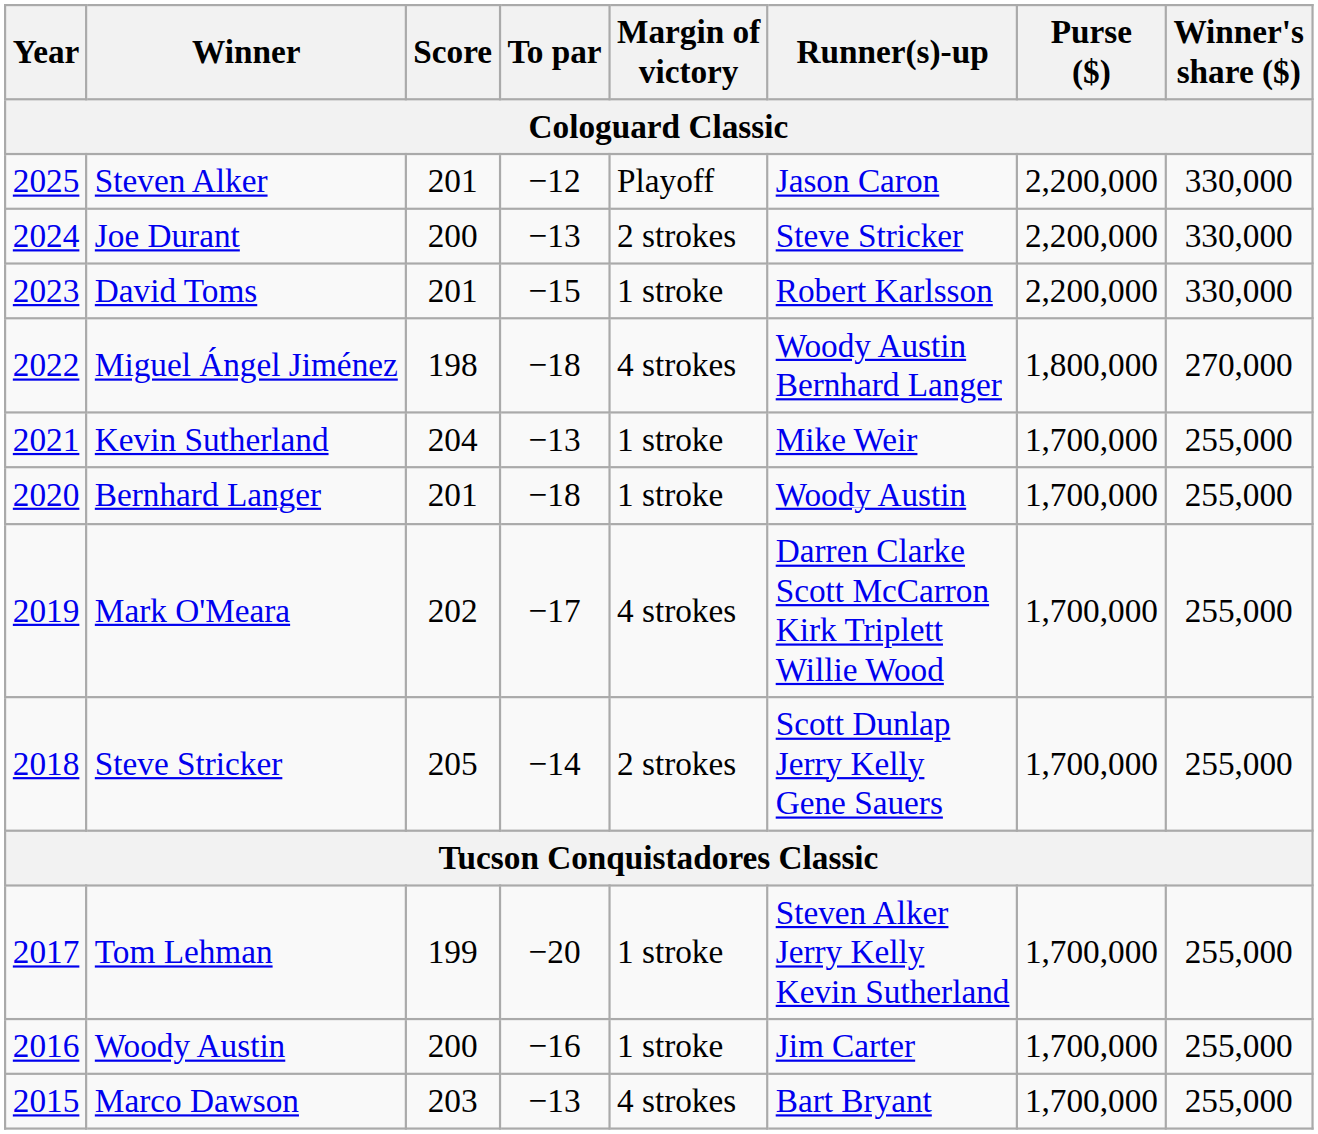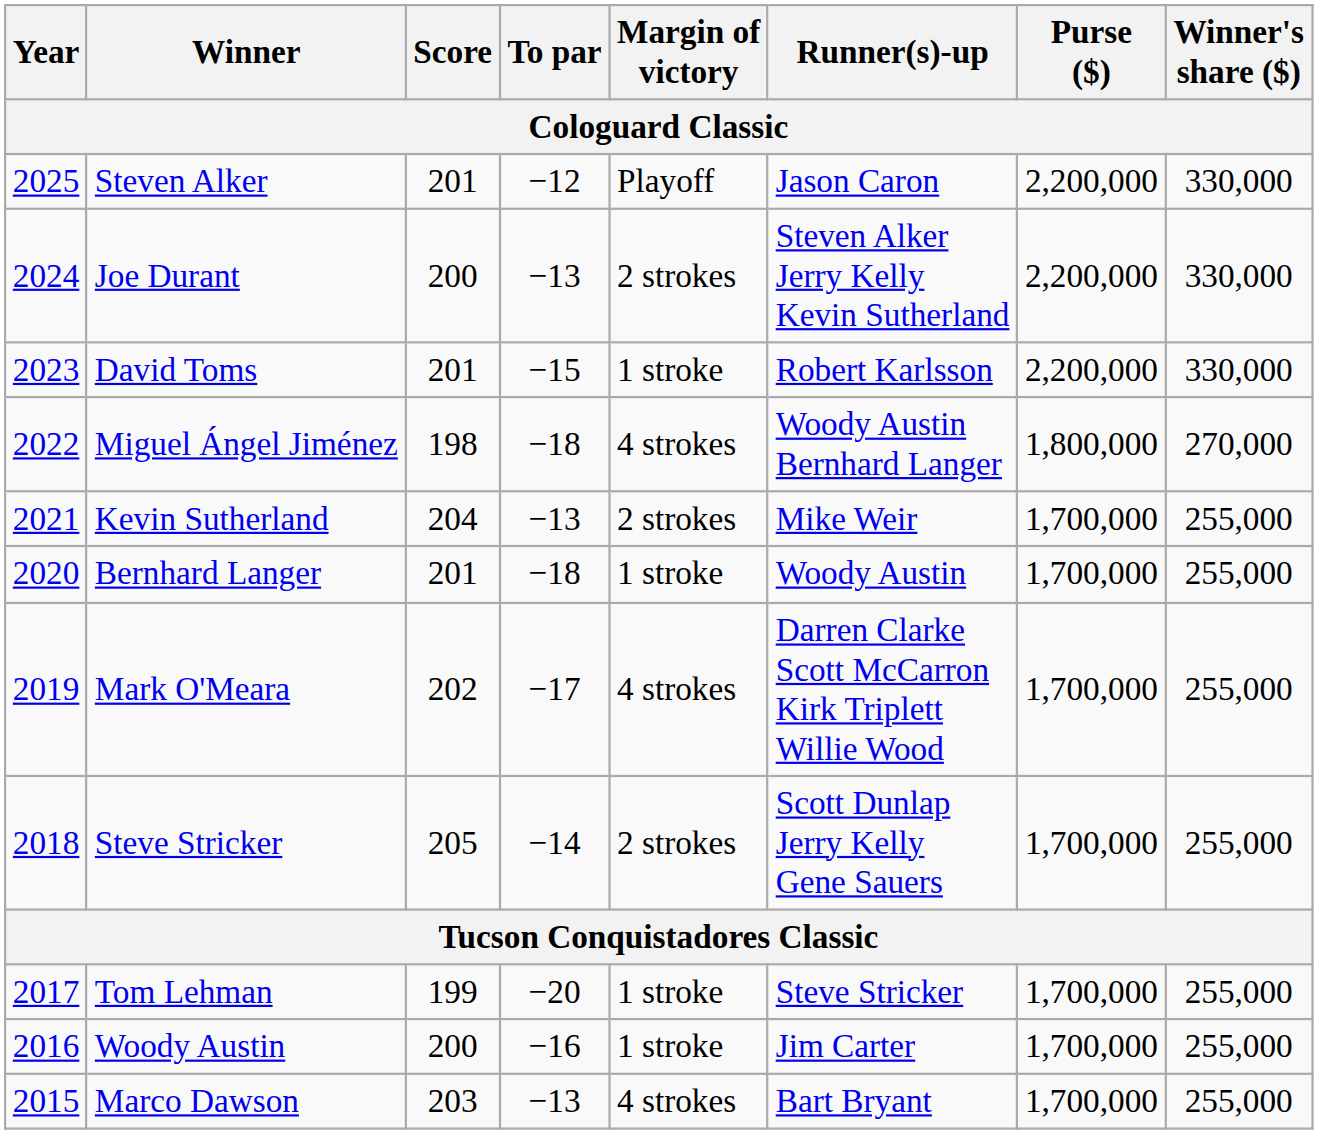(869, 236) Steve Stricker -> (893, 275) Steven Alker Jerry Kelly Kevin Sutherland
(670, 440) 1 stroke -> (677, 519) 2 strokes
(893, 951) Steven Alker Jerry Kelly Kevin Sutherland -> (869, 990) Steve Stricker
